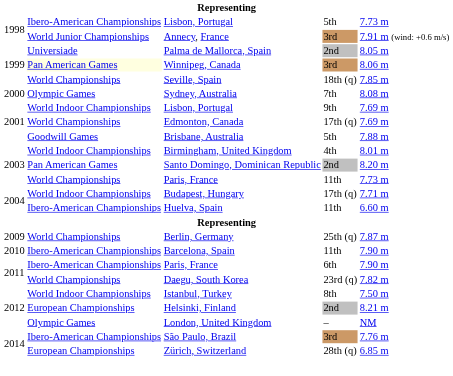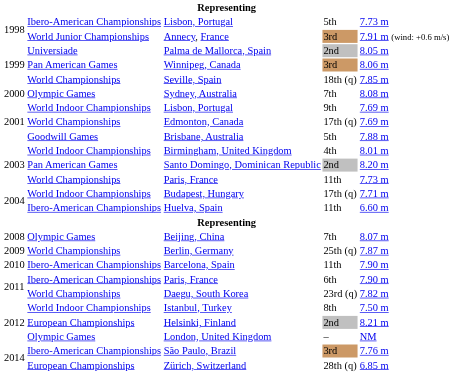(72, 65) lightyellow background -> (72, 65) no background
+ row: (194, 236)
